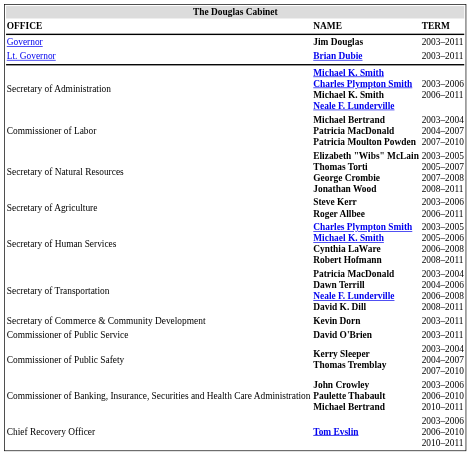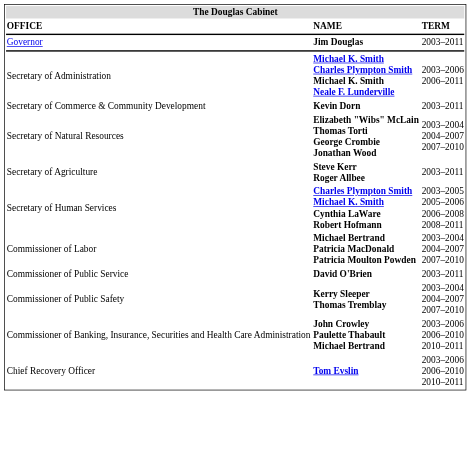- row: (31, 56)
rows swapped: (106, 321) <-> (52, 131)
(443, 172) 2003–2005 2005–2007 2007–2008 2008–2011 -> (443, 136) 2003–2004 2004–2007 2007–2010
(443, 208) 2003–2006 2006–2011 -> (443, 172) 2003–2011
- row: (58, 291)
